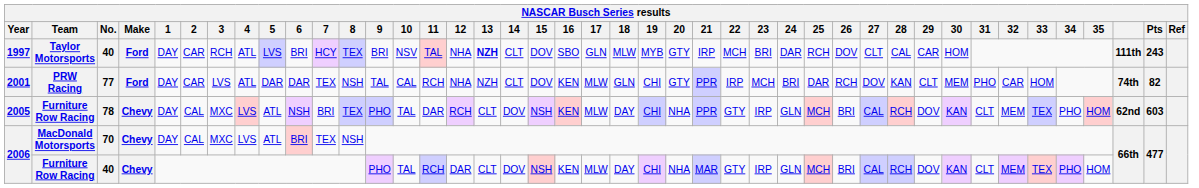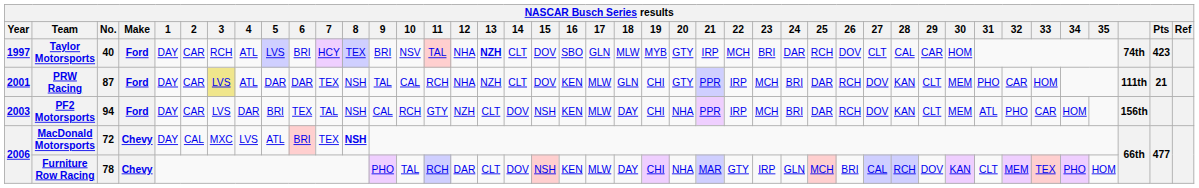(1128, 53) 111th -> (1134, 53) 74th
(1155, 53) 243 -> (1161, 53) 423
(108, 82) 77 -> (108, 82) 87
(221, 82) no background -> (221, 82) khaki background
(1128, 82) 74th -> (1134, 82) 111th
(1155, 82) 82 -> (1161, 82) 21
+ row: (18, 111)
- row: (18, 111)
(108, 140) 70 -> (108, 140) 72
(353, 140) normal -> (356, 140) bold
(108, 169) 40 -> (108, 169) 78
